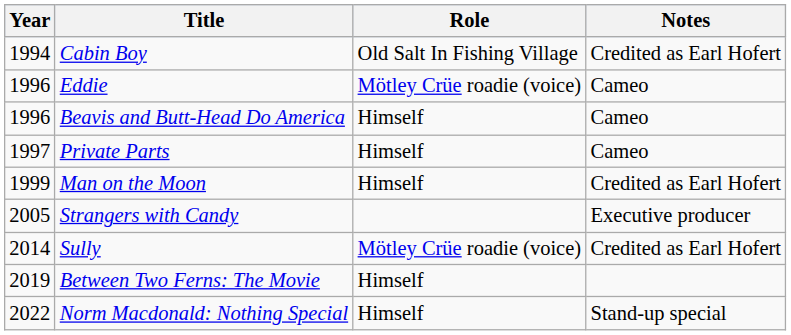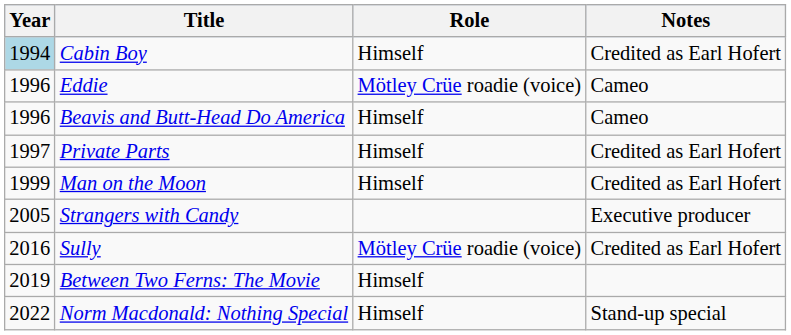(30, 53) no background -> (30, 53) lightblue background
(468, 53) Old Salt In Fishing Village -> (391, 53) Himself
(620, 150) Cameo -> (686, 150) Credited as Earl Hofert
(30, 248) 2014 -> (30, 248) 2016
